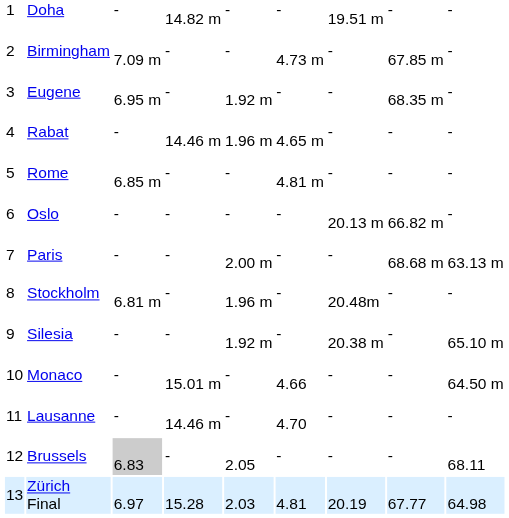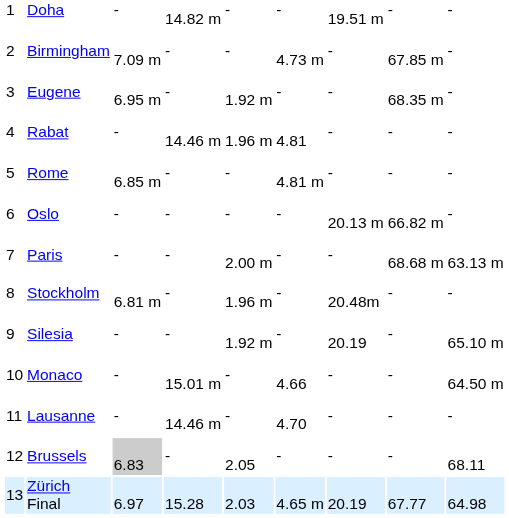(300, 141) 4.65 m -> (291, 141) 4.81
(356, 343) 20.38 m -> (347, 343) 20.19
(291, 504) 4.81 -> (300, 504) 4.65 m
